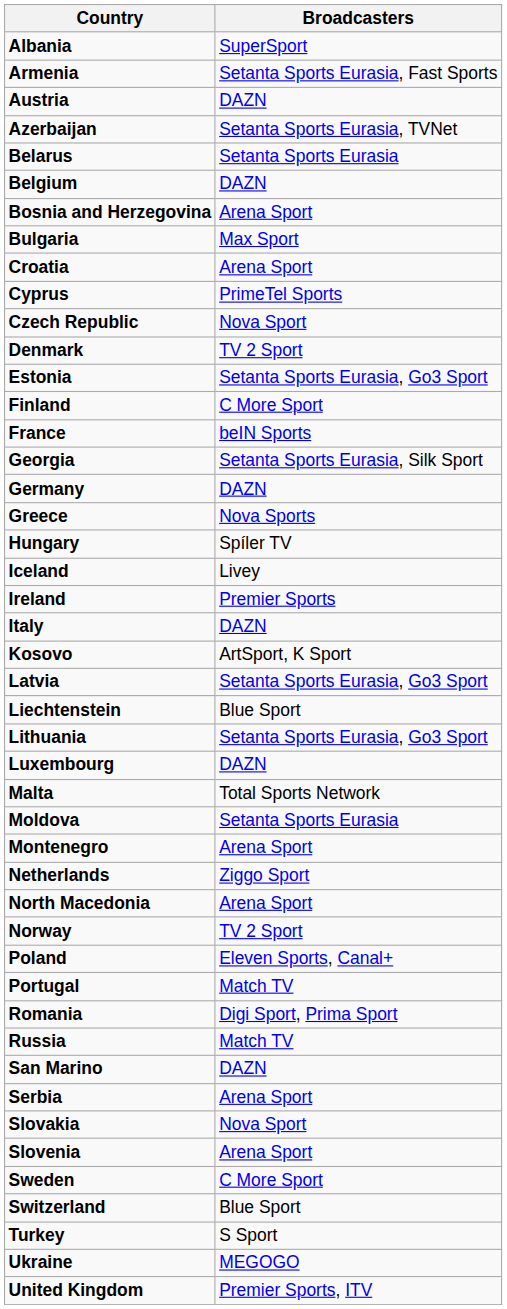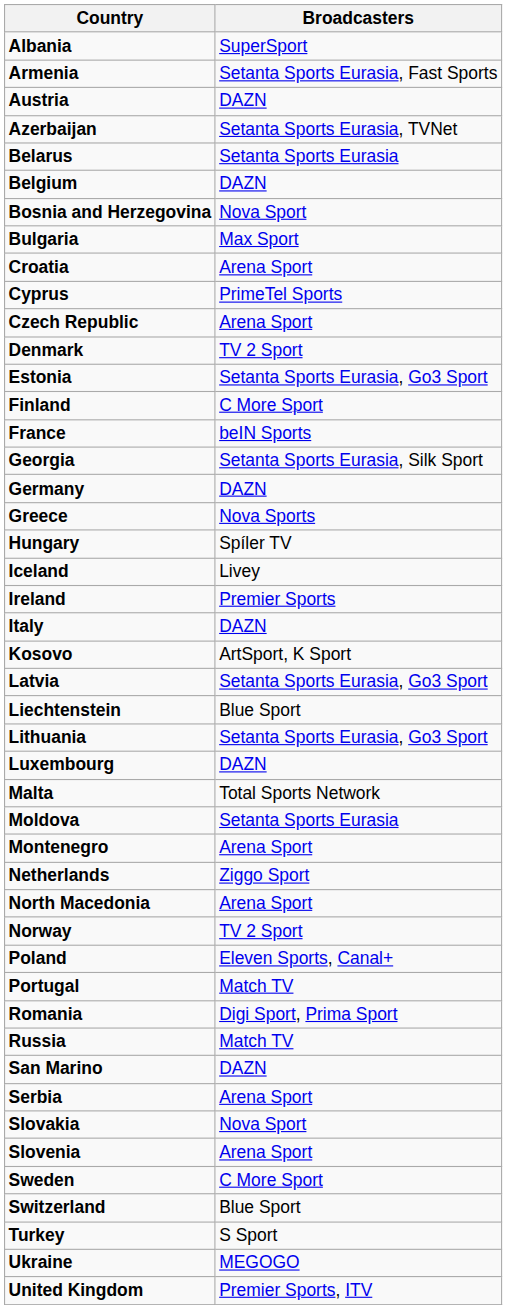(266, 211) Arena Sport -> (263, 211) Nova Sport
(263, 322) Nova Sport -> (266, 322) Arena Sport
